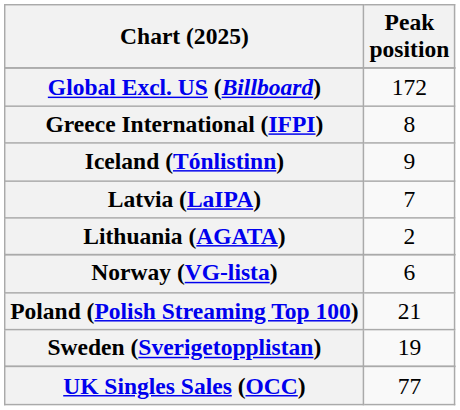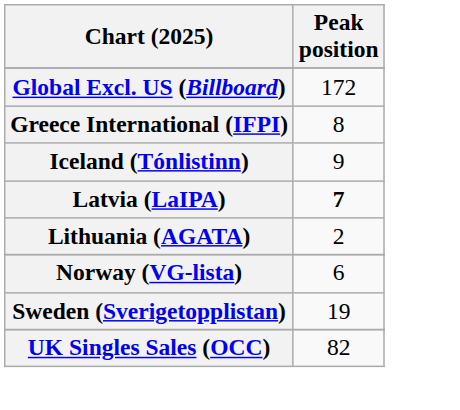(409, 198) normal -> (339, 198) bold
- row: (184, 310)
(409, 385) 77 -> (339, 348) 82
